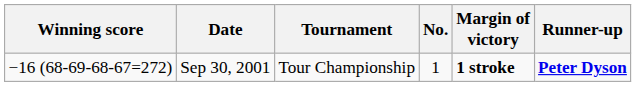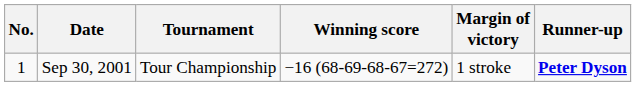columns swapped: (436, 29) <-> (90, 29)
(485, 67) bold -> (484, 67) normal
